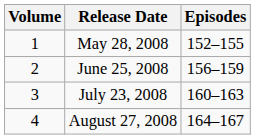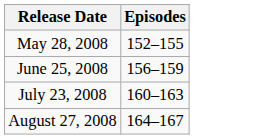- column: (35, 17)
